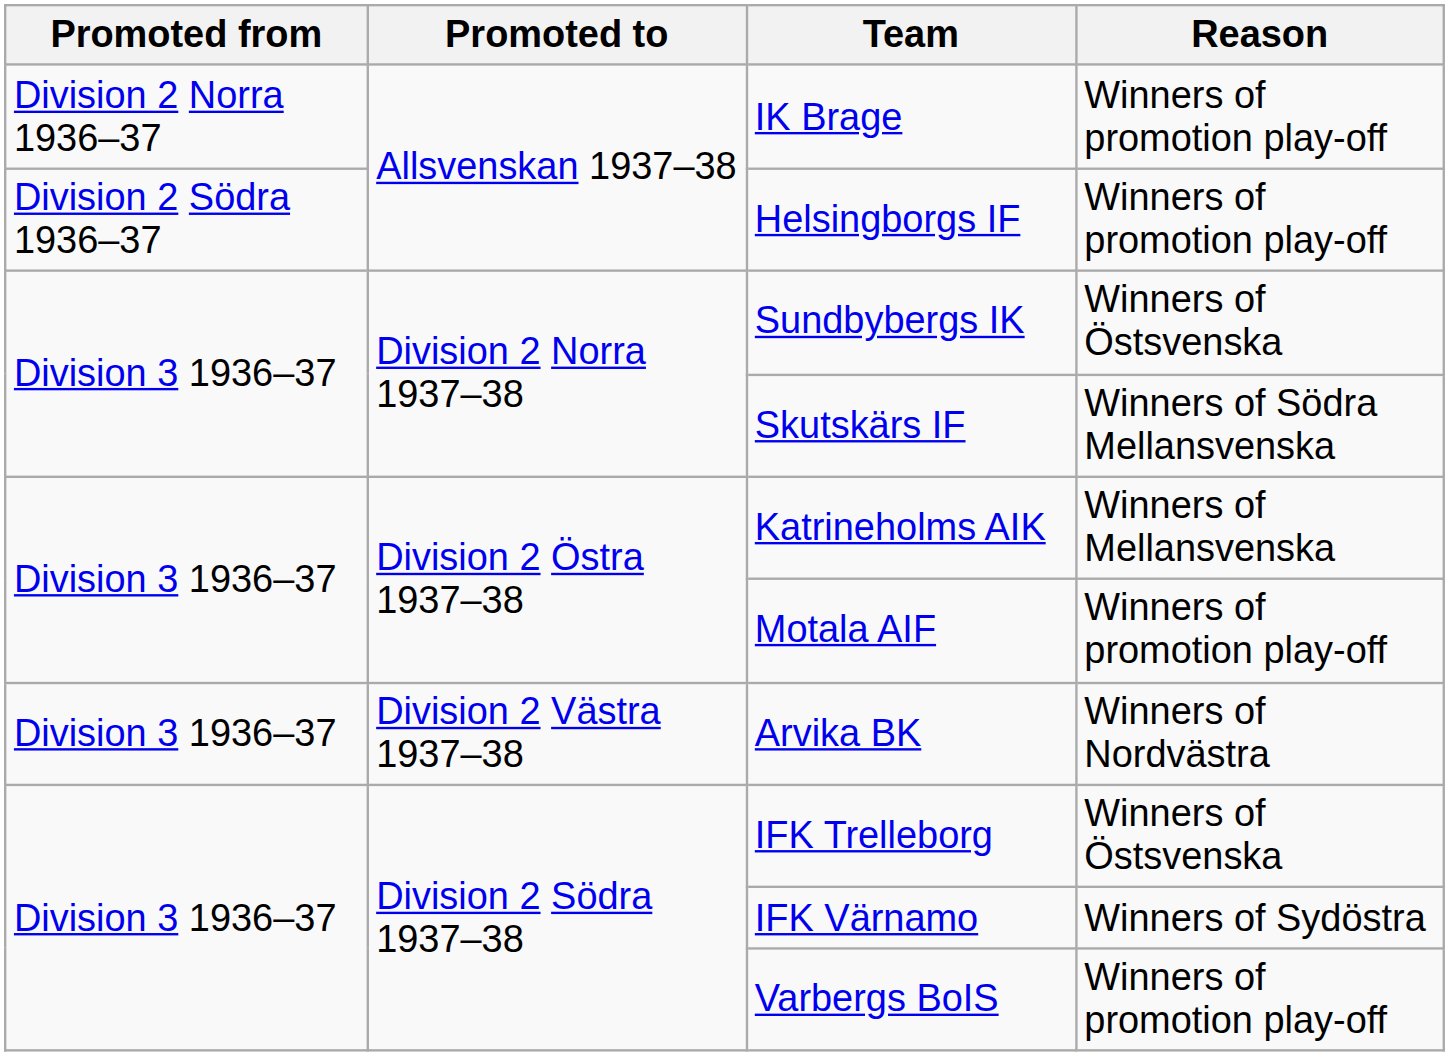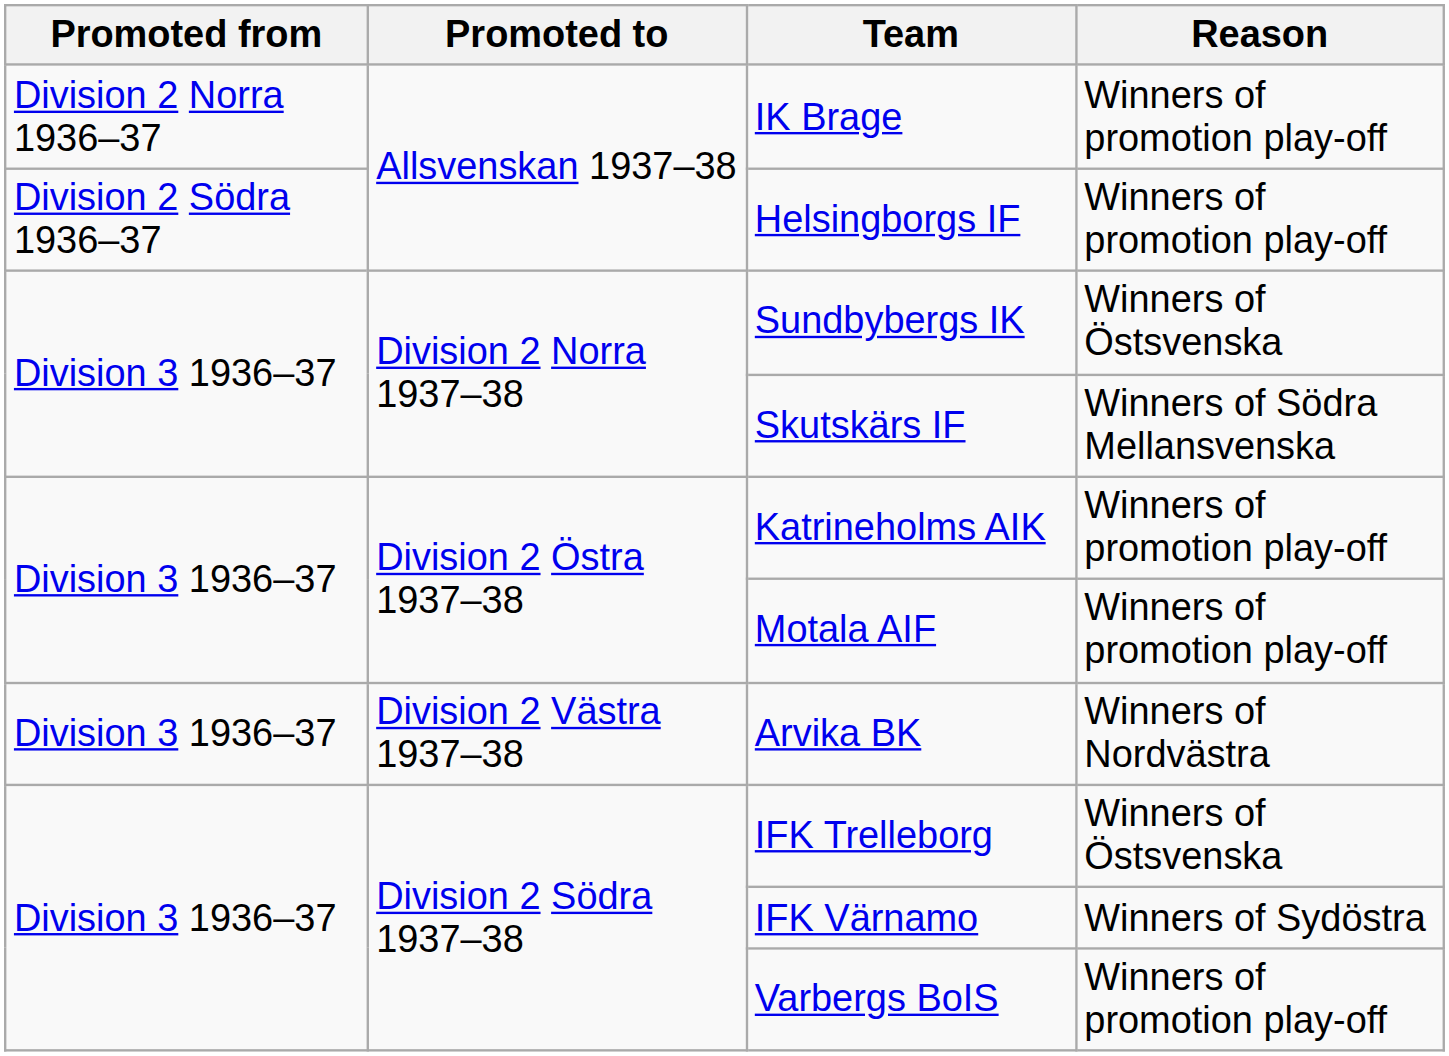(1210, 527) Winners of Mellansvenska -> (1236, 527) Winners of promotion play-off
